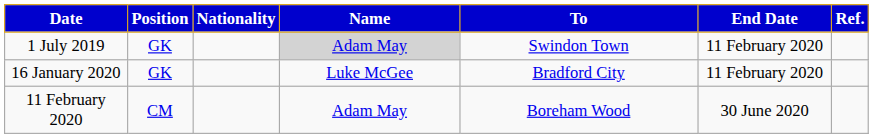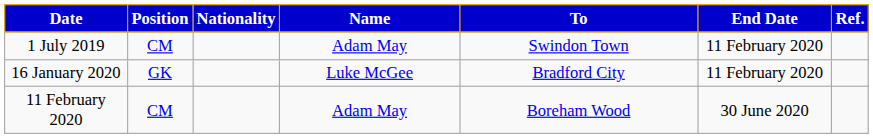(160, 45) GK -> (160, 45) CM
(370, 45) lightgrey background -> (370, 45) no background
